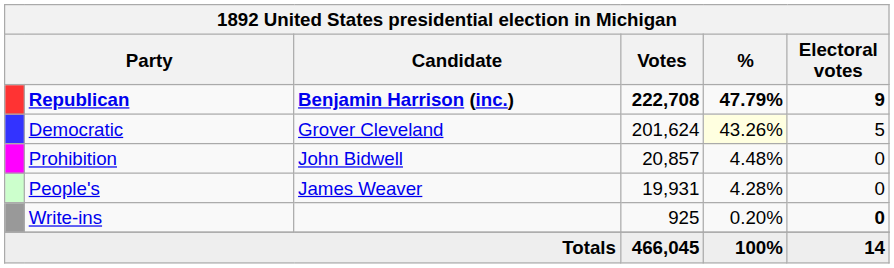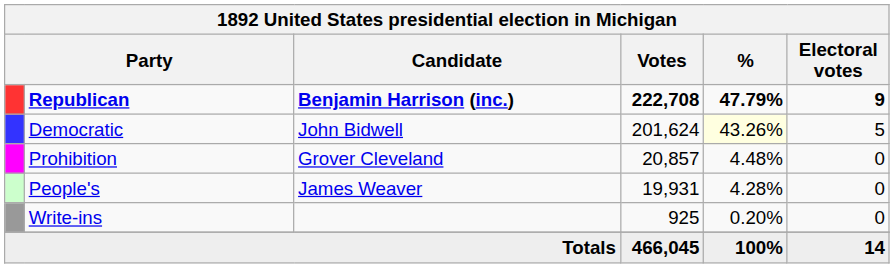(371, 129) Grover Cleveland -> (351, 129) John Bidwell
(351, 159) John Bidwell -> (371, 159) Grover Cleveland
(880, 218) bold -> (880, 218) normal
